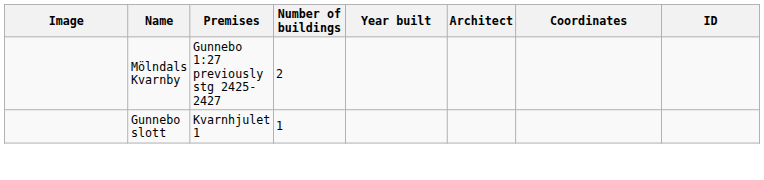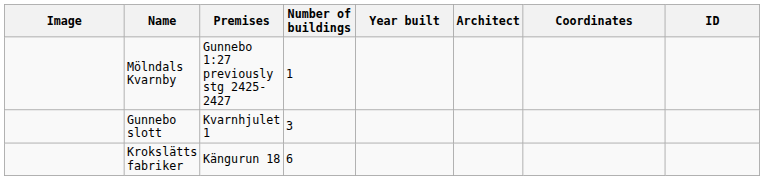(279, 74) 2 -> (290, 74) 1
(279, 126) 1 -> (290, 126) 3
+ row: (162, 159)
